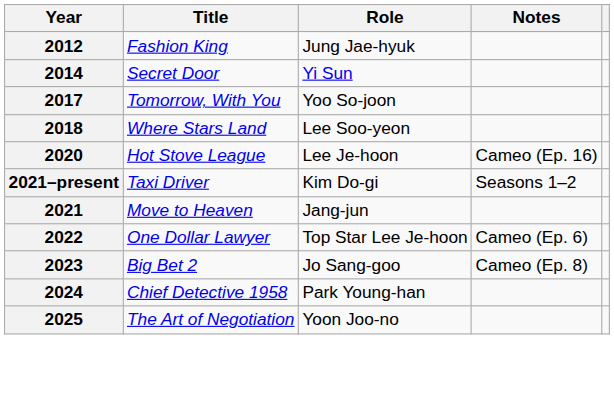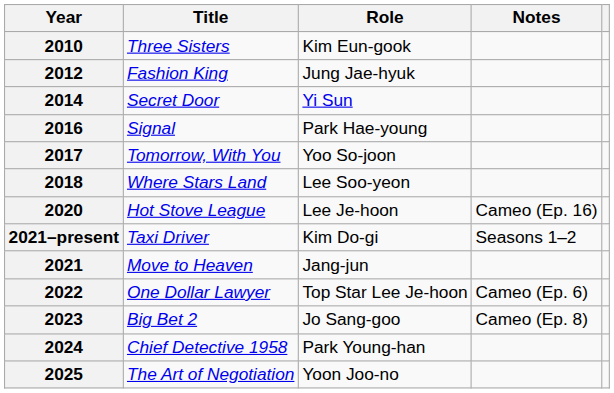+ row: (64, 45)
+ row: (64, 127)
